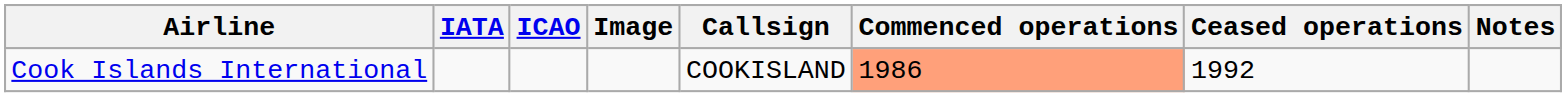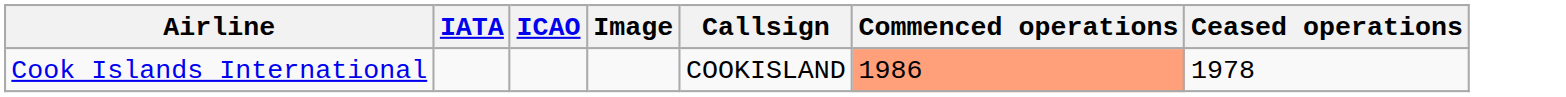- column: (1516, 27)
(1223, 70) 1992 -> (1223, 70) 1978
